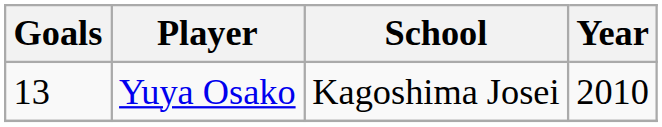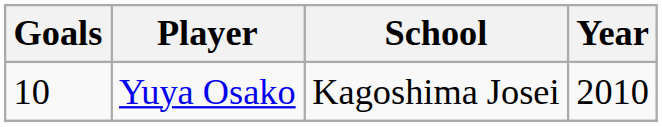(32, 90) 13 -> (32, 90) 10
